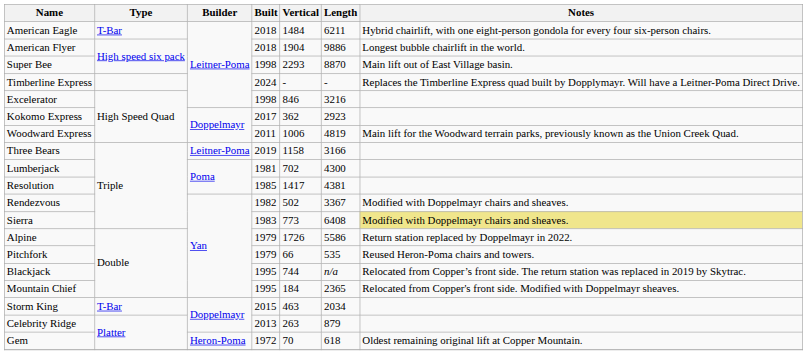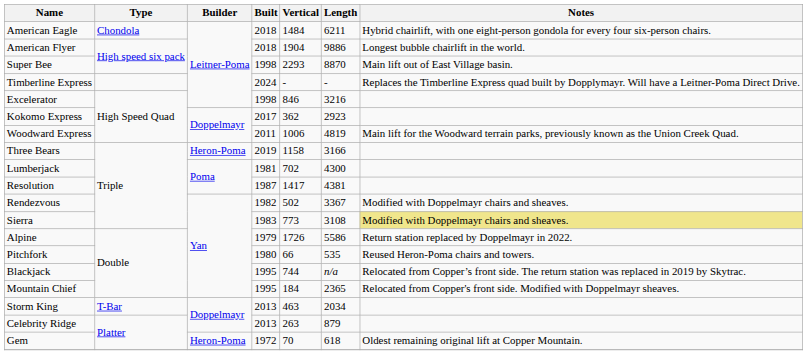(109, 30) T-Bar -> (118, 30) Chondola
(220, 151) Leitner-Poma -> (218, 151) Heron-Poma
(265, 185) 1985 -> (265, 185) 1987
(335, 220) 6408 -> (335, 220) 3108
(265, 254) 1979 -> (265, 254) 1980
(265, 306) 2015 -> (265, 306) 2013
